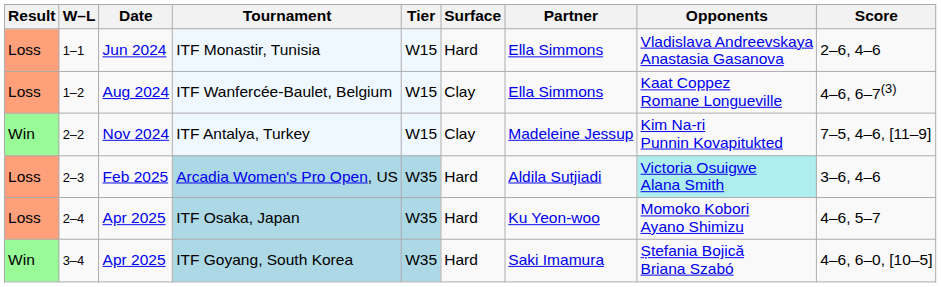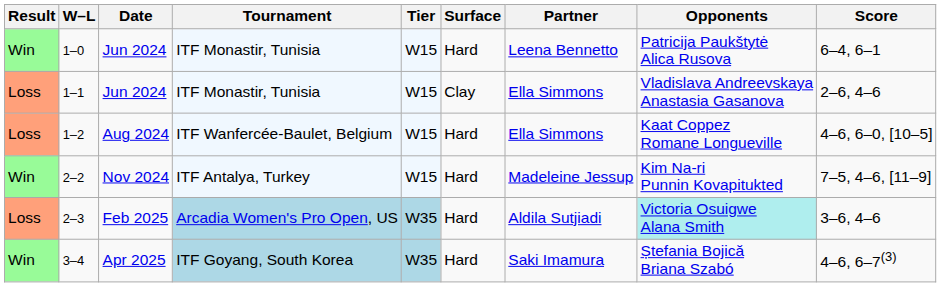+ row: (73, 51)
(461, 50) Hard -> (460, 92) Clay
(460, 92) Clay -> (461, 134) Hard
(858, 92) 4–6, 6–7(3) -> (876, 134) 4–6, 6–0, [10–5]
(460, 134) Clay -> (461, 176) Hard
- row: (73, 219)
(876, 260) 4–6, 6–0, [10–5] -> (858, 260) 4–6, 6–7(3)
